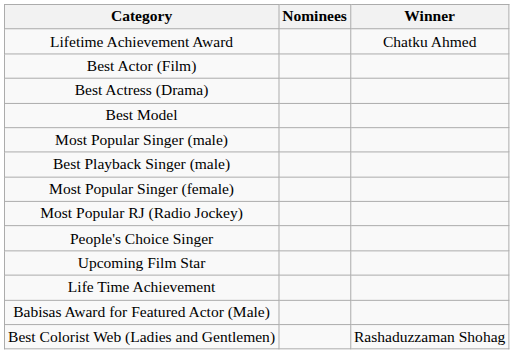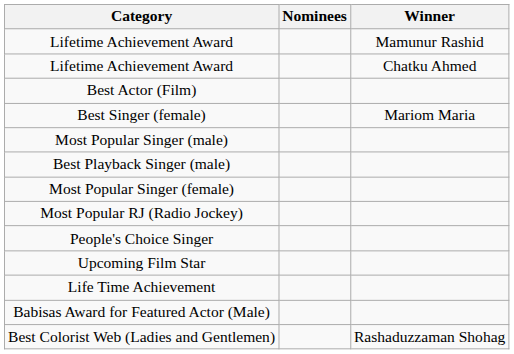+ row: (142, 41)
- row: (142, 90)
+ row: (142, 115)
- row: (142, 115)
